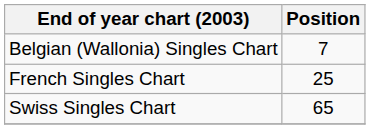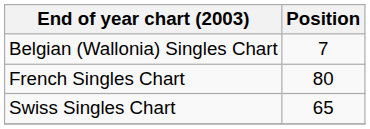(323, 78) 25 -> (323, 78) 80
